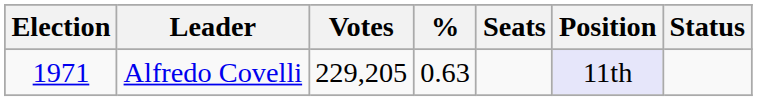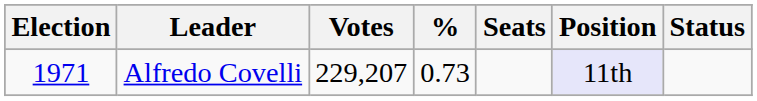(361, 71) 229,205 -> (361, 71) 229,207
(445, 71) 0.63 -> (445, 71) 0.73
